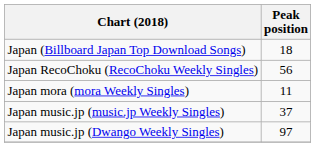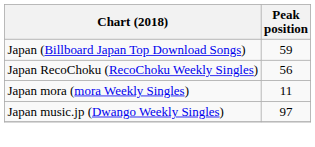(286, 49) 18 -> (286, 49) 59
- row: (116, 111)
